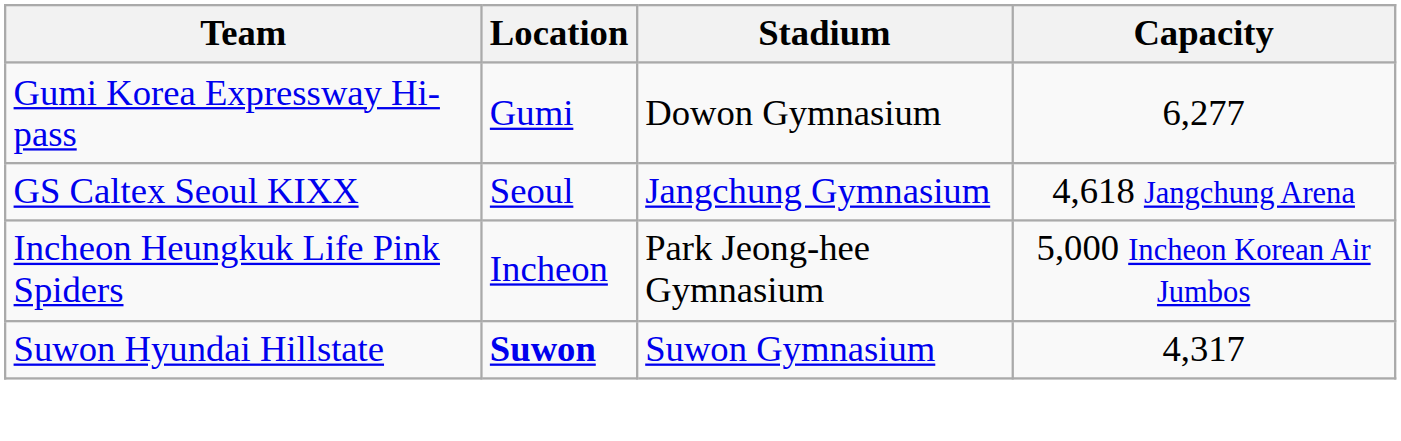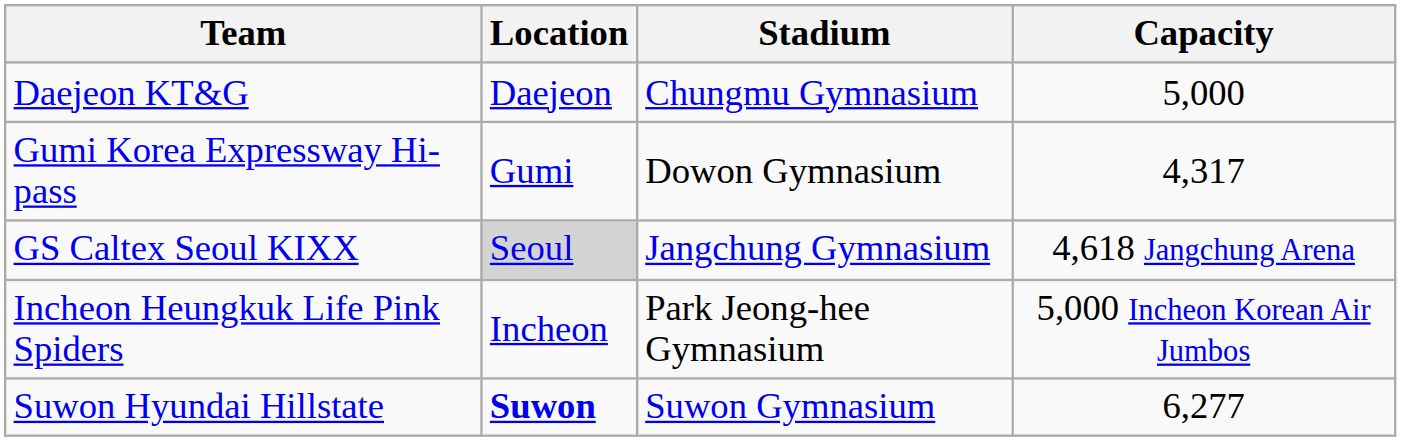+ row: (131, 91)
(1204, 112) 6,277 -> (1204, 170) 4,317
(532, 190) no background -> (532, 249) lightgrey background
(1204, 348) 4,317 -> (1204, 406) 6,277
